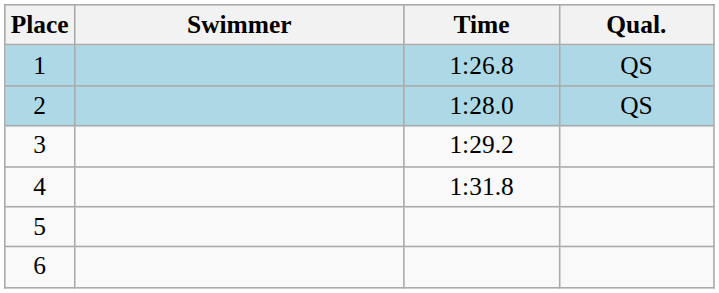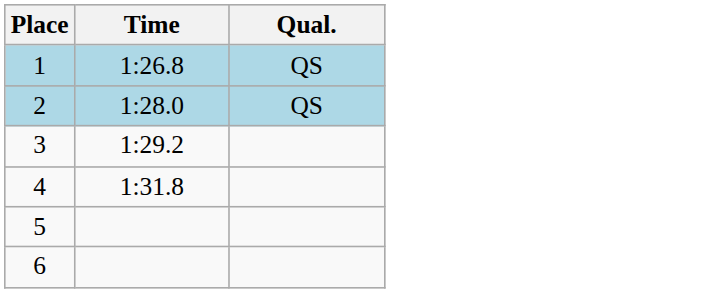- column: (239, 24)
